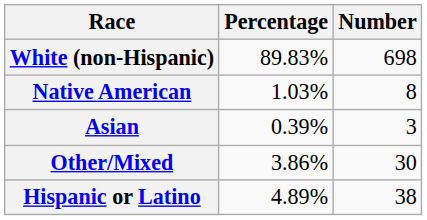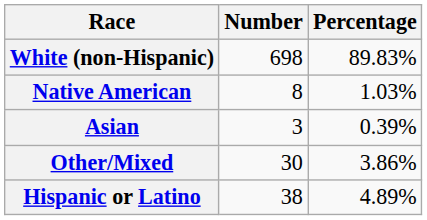columns swapped: (377, 22) <-> (276, 22)
